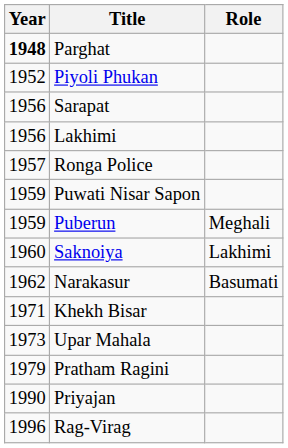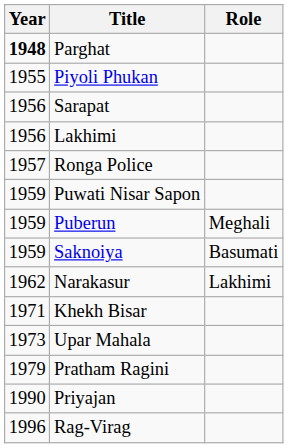(27, 77) 1952 -> (27, 77) 1955
(27, 252) 1960 -> (27, 252) 1959
(240, 252) Lakhimi -> (244, 252) Basumati
(244, 281) Basumati -> (240, 281) Lakhimi
